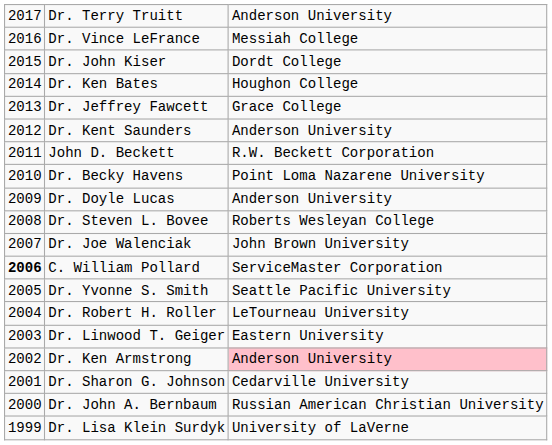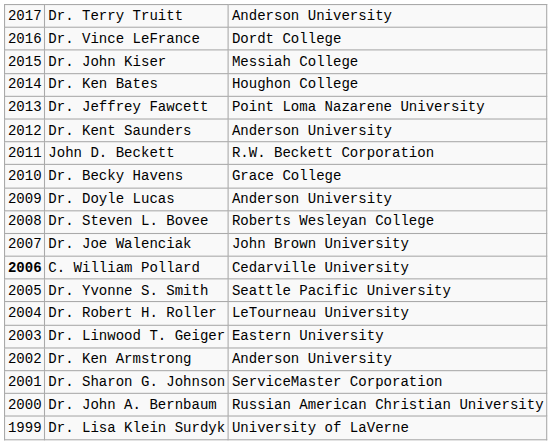(295, 39) Messiah College -> (287, 39) Dordt College
(287, 62) Dordt College -> (295, 62) Messiah College
(287, 108) Grace College -> (358, 108) Point Loma Nazarene University
(358, 176) Point Loma Nazarene University -> (287, 176) Grace College
(337, 268) ServiceMaster Corporation -> (320, 268) Cedarville University
(312, 359) pink background -> (312, 359) no background
(320, 382) Cedarville University -> (337, 382) ServiceMaster Corporation
